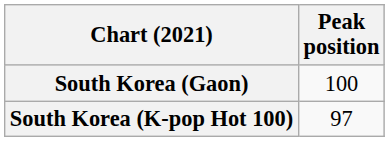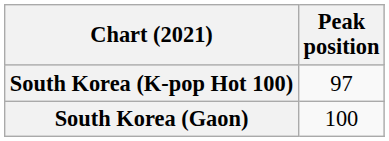rows swapped: (152, 82) <-> (152, 118)
